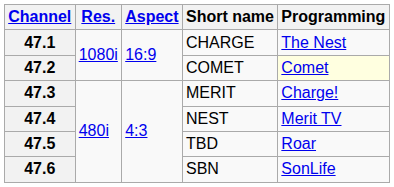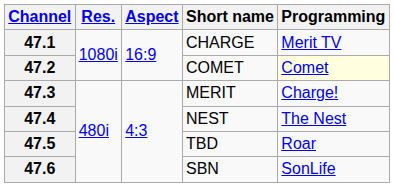(314, 42) The Nest -> (311, 42) Merit TV
(311, 118) Merit TV -> (314, 118) The Nest
